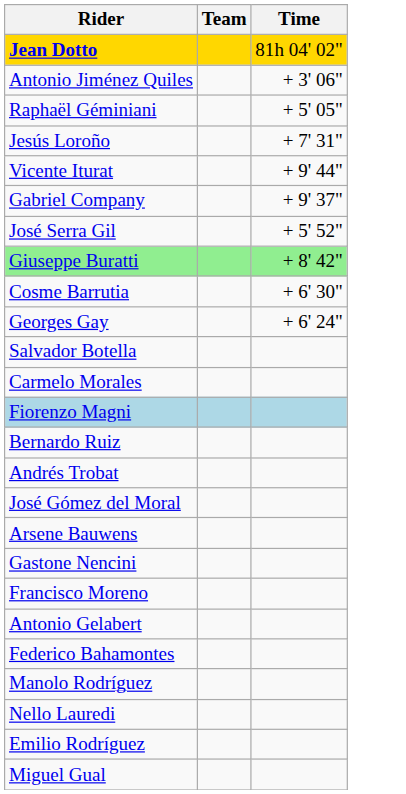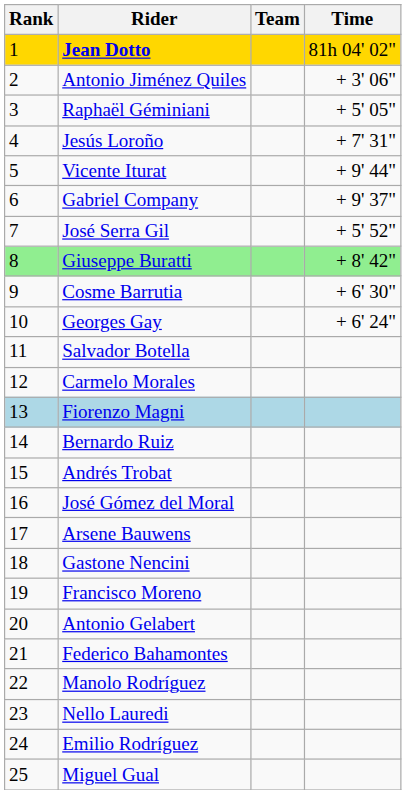+ column: (31, 19)
